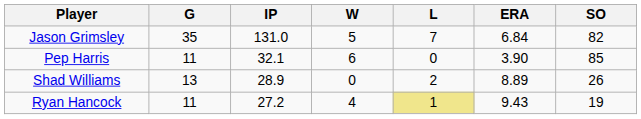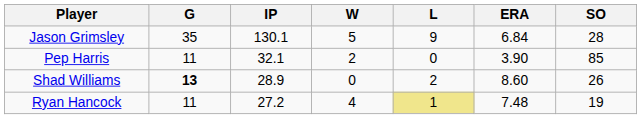(271, 37) 131.0 -> (271, 37) 130.1
(433, 37) 7 -> (433, 37) 9
(596, 37) 82 -> (596, 37) 28
(352, 59) 6 -> (352, 59) 2
(190, 80) normal -> (190, 80) bold
(515, 80) 8.89 -> (515, 80) 8.60
(515, 102) 9.43 -> (515, 102) 7.48
